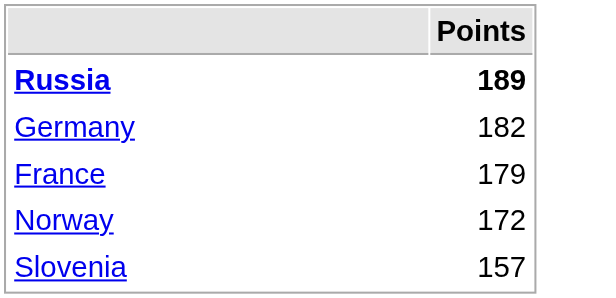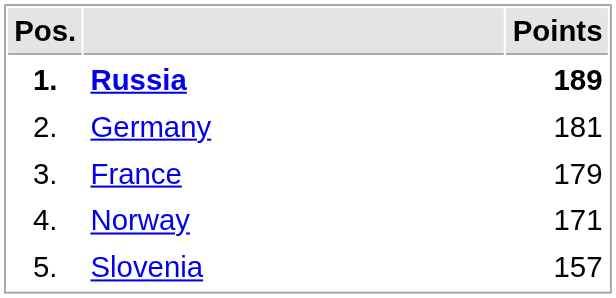+ column: (45, 31)
(502, 126) 182 -> (578, 126) 181
(502, 220) 172 -> (578, 220) 171
